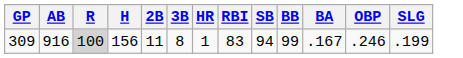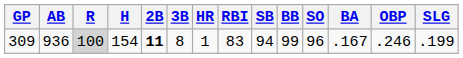+ column: (315, 17)
(56, 41) 916 -> (56, 41) 936
(125, 41) 156 -> (125, 41) 154
(155, 41) normal -> (155, 41) bold
